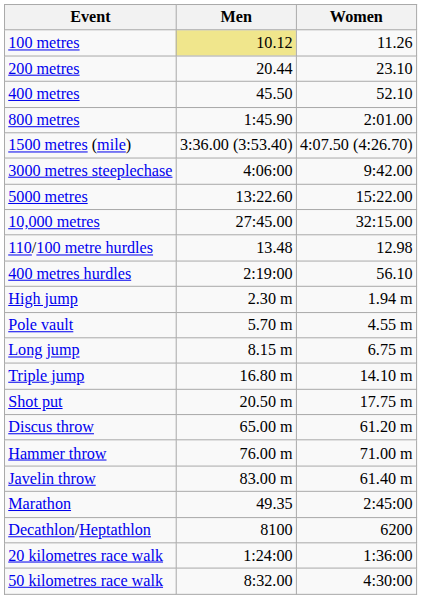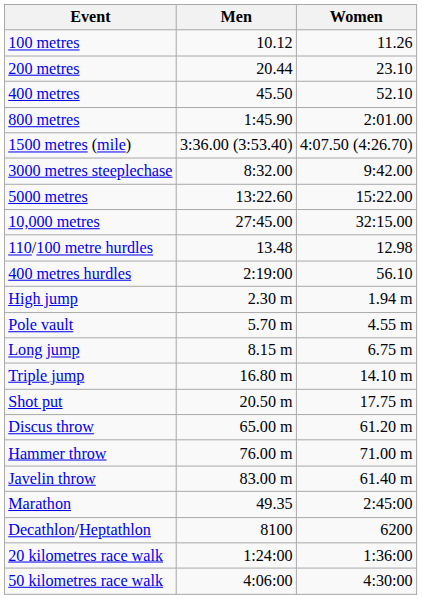(274, 42) khaki background -> (274, 42) no background
(268, 171) 4:06:00 -> (268, 171) 8:32.00
(268, 581) 8:32.00 -> (268, 581) 4:06:00
